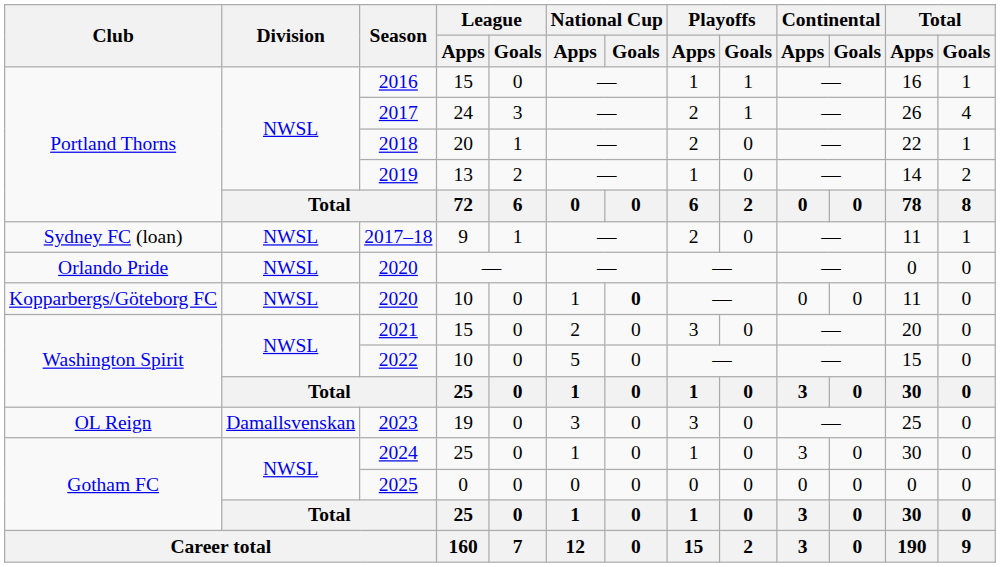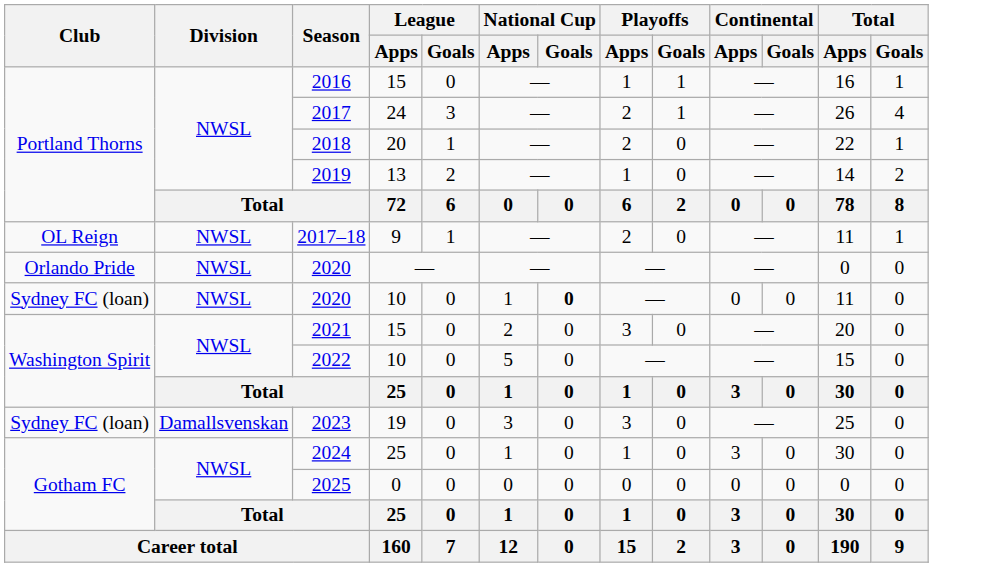(113, 236) Sydney FC (loan) -> (80, 236) OL Reign
(113, 298) Kopparbergs/Göteborg FC -> (80, 298) Sydney FC (loan)
(113, 422) OL Reign -> (80, 422) Sydney FC (loan)
